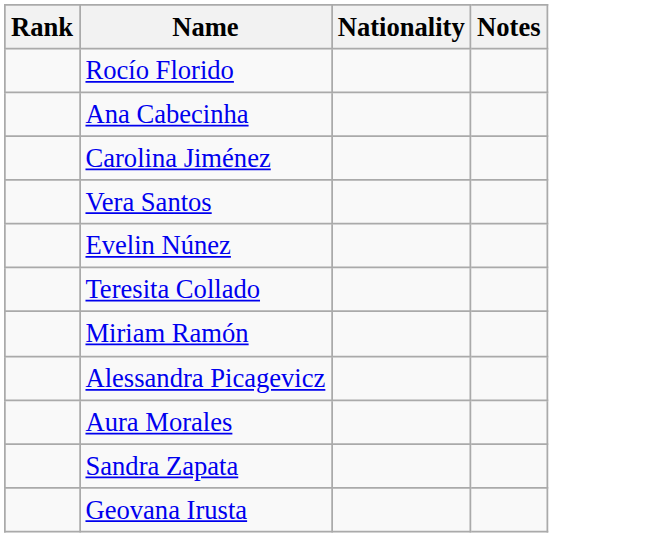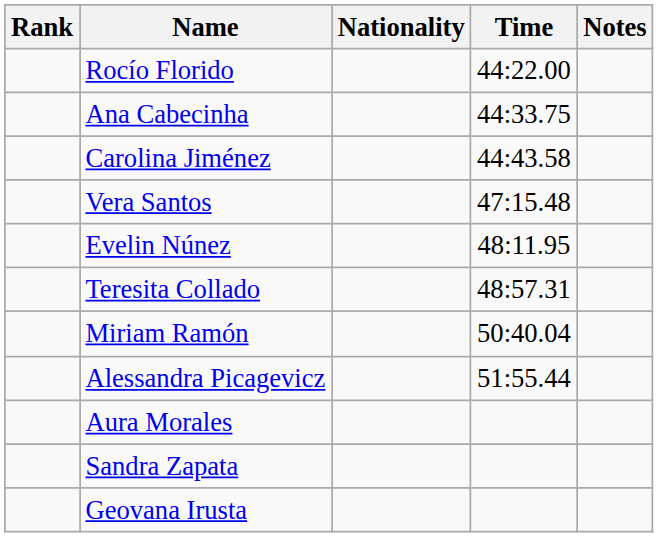+ column: (524, 26)
